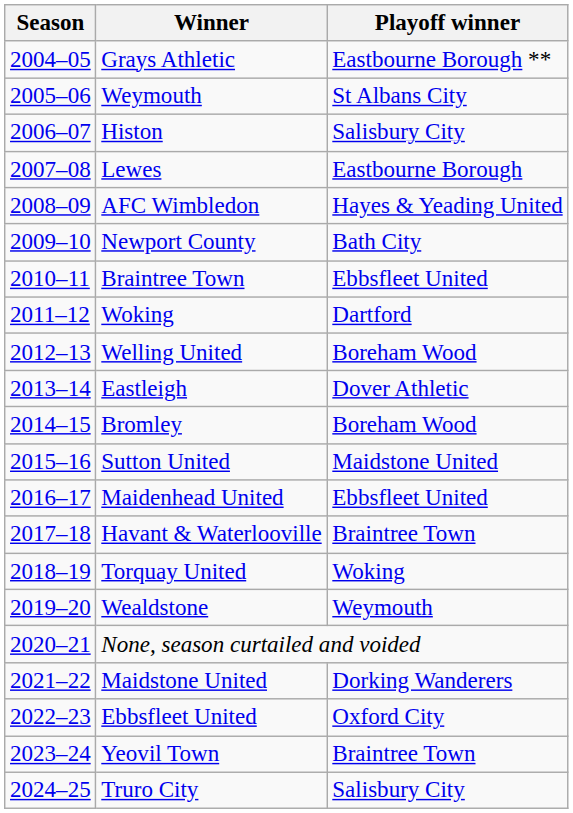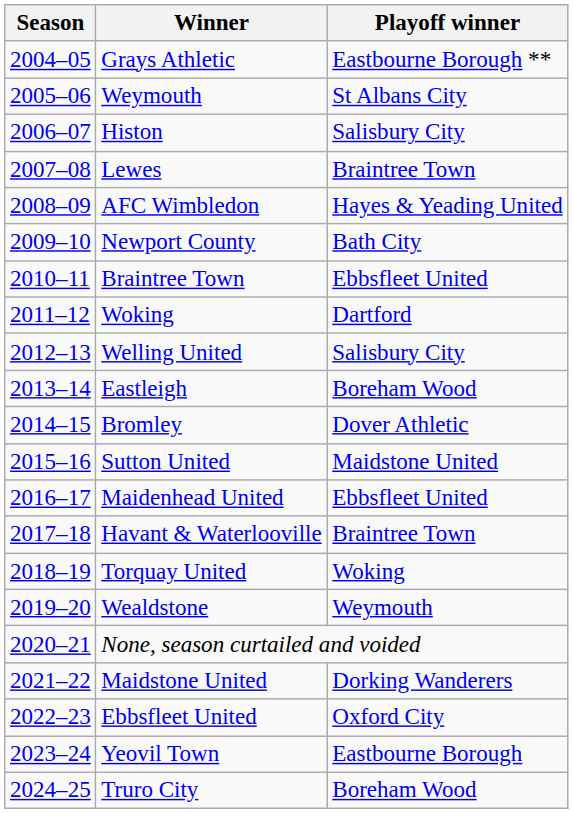(427, 168) Eastbourne Borough -> (404, 168) Braintree Town
(404, 351) Boreham Wood -> (399, 351) Salisbury City
(400, 388) Dover Athletic -> (404, 388) Boreham Wood
(404, 424) Boreham Wood -> (400, 424) Dover Athletic
(404, 753) Braintree Town -> (427, 753) Eastbourne Borough
(399, 790) Salisbury City -> (404, 790) Boreham Wood
